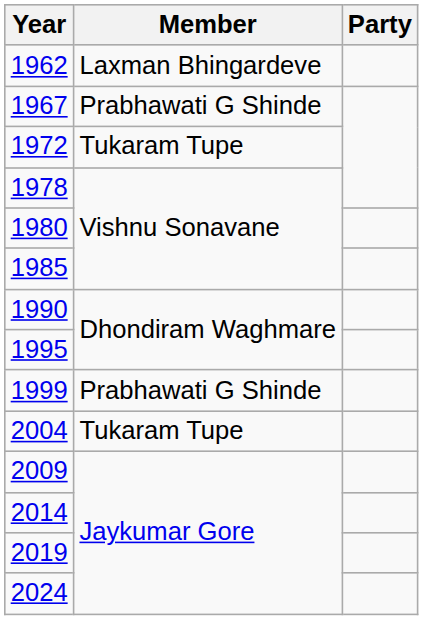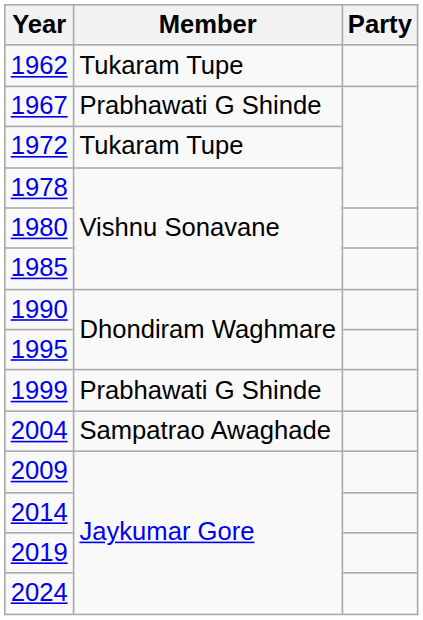(200, 65) Laxman Bhingardeve -> (162, 65) Tukaram Tupe
(162, 430) Tukaram Tupe -> (205, 430) Sampatrao Awaghade
